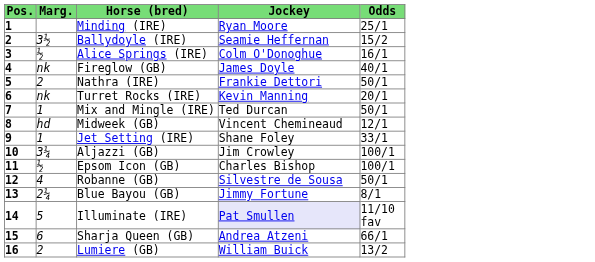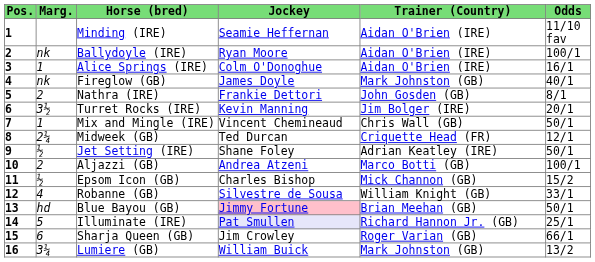+ column: (453, 11)
(253, 26) Ryan Moore -> (274, 32) Seamie Heffernan
(374, 26) 25/1 -> (563, 32) 11/10 fav
(43, 40) 3½ -> (43, 53) nk
(274, 40) Seamie Heffernan -> (253, 53) Ryan Moore
(374, 40) 15/2 -> (563, 53) 100/1
(40, 54) ½ -> (40, 67) 1
(374, 82) 50/1 -> (556, 95) 8/1
(43, 96) nk -> (43, 109) 3½
(253, 110) Ted Durcan -> (281, 123) Vincent Chemineaud
(43, 124) hd -> (43, 137) 2¼
(281, 124) Vincent Chemineaud -> (253, 137) Ted Durcan
(40, 138) 1 -> (40, 151) ½
(374, 138) 33/1 -> (560, 151) 50/1
(43, 152) 3¼ -> (40, 165) 2
(257, 152) Jim Crowley -> (263, 165) Andrea Atzeni
(378, 166) 100/1 -> (560, 180) 15/2
(374, 180) 50/1 -> (560, 194) 33/1
(43, 195) 2¼ -> (43, 208) hd
(263, 195) no background -> (263, 208) pink background
(371, 195) 8/1 -> (560, 208) 50/1
(378, 215) 11/10 fav -> (560, 222) 25/1
(263, 236) Andrea Atzeni -> (257, 236) Jim Crowley
(40, 250) 2 -> (43, 250) 3¼
